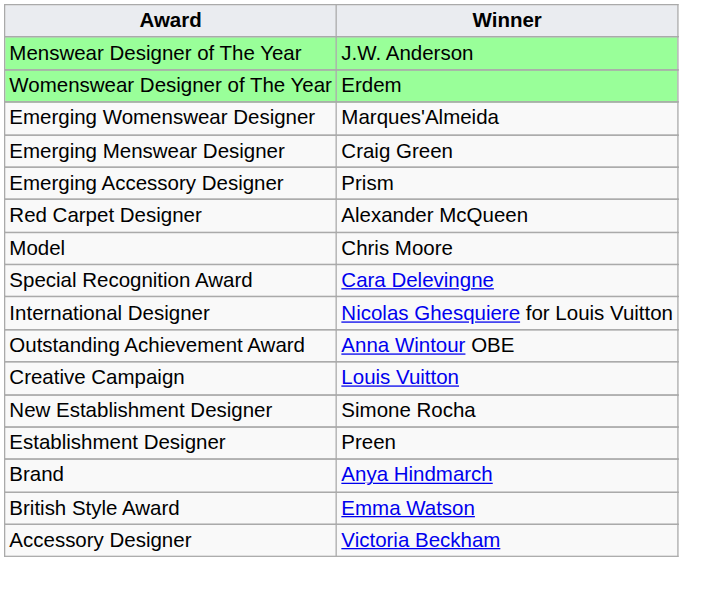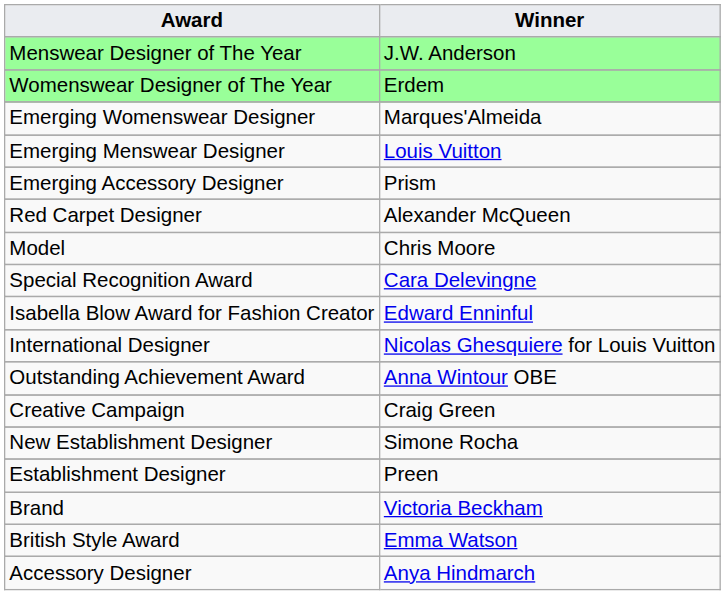(397, 150) Craig Green -> (443, 150) Louis Vuitton
+ row: (192, 313)
(400, 378) Louis Vuitton -> (440, 410) Craig Green
(417, 475) Anya Hindmarch -> (463, 507) Victoria Beckham
(421, 540) Victoria Beckham -> (460, 572) Anya Hindmarch
